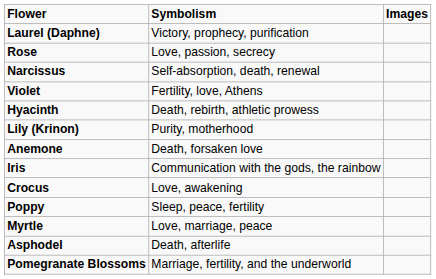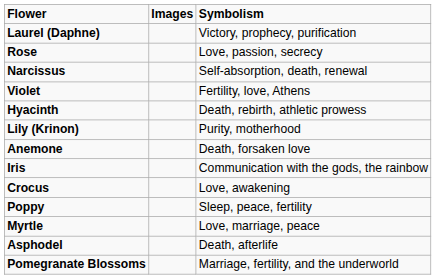columns swapped: (184, 14) <-> (407, 14)
